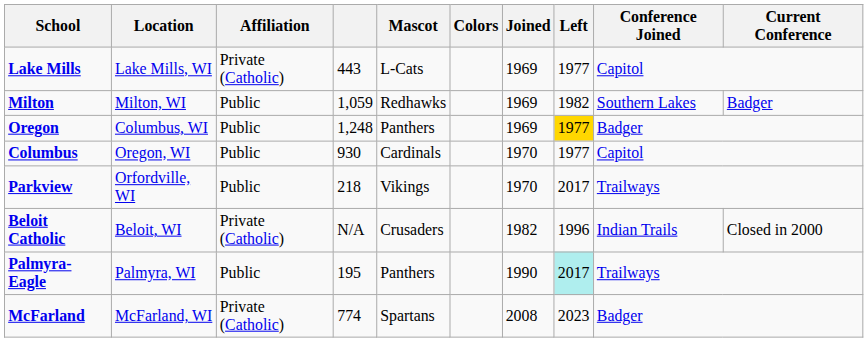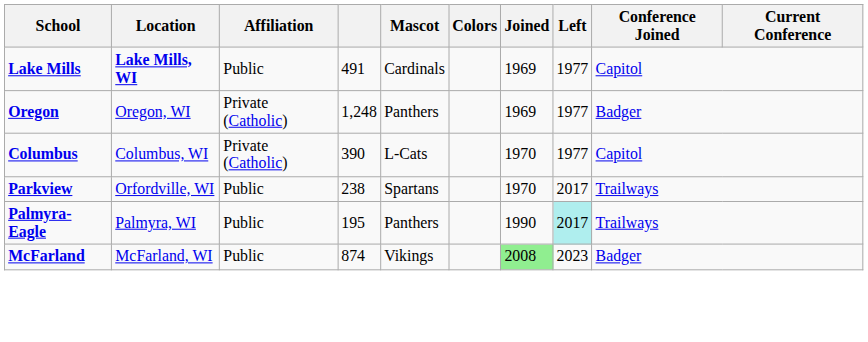(163, 68) normal -> (154, 68) bold
(252, 68) Private (Catholic) -> (244, 68) Public
(349, 68) 443 -> (353, 68) 491
(402, 68) L-Cats -> (415, 68) Cardinals
- row: (31, 102)
(161, 128) Columbus, WI -> (153, 111) Oregon, WI
(240, 128) Public -> (255, 111) Private (Catholic)
(574, 128) gold background -> (572, 111) no background
(153, 153) Oregon, WI -> (162, 154) Columbus, WI
(240, 153) Public -> (255, 154) Private (Catholic)
(349, 153) 930 -> (353, 154) 390
(411, 153) Cardinals -> (406, 154) L-Cats
(349, 187) 218 -> (353, 188) 238
(405, 187) Vikings -> (412, 188) Spartans
- row: (37, 230)
(252, 316) Private (Catholic) -> (244, 256) Public
(349, 316) 774 -> (353, 256) 874
(407, 316) Spartans -> (409, 256) Vikings
(522, 316) no background -> (520, 256) lightgreen background
